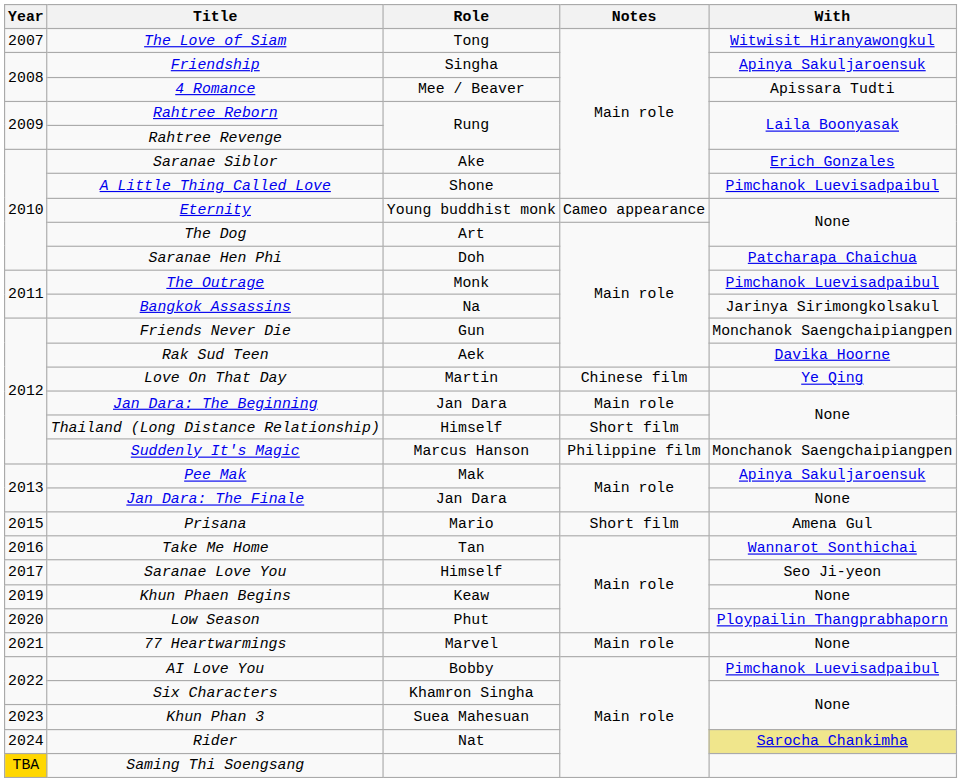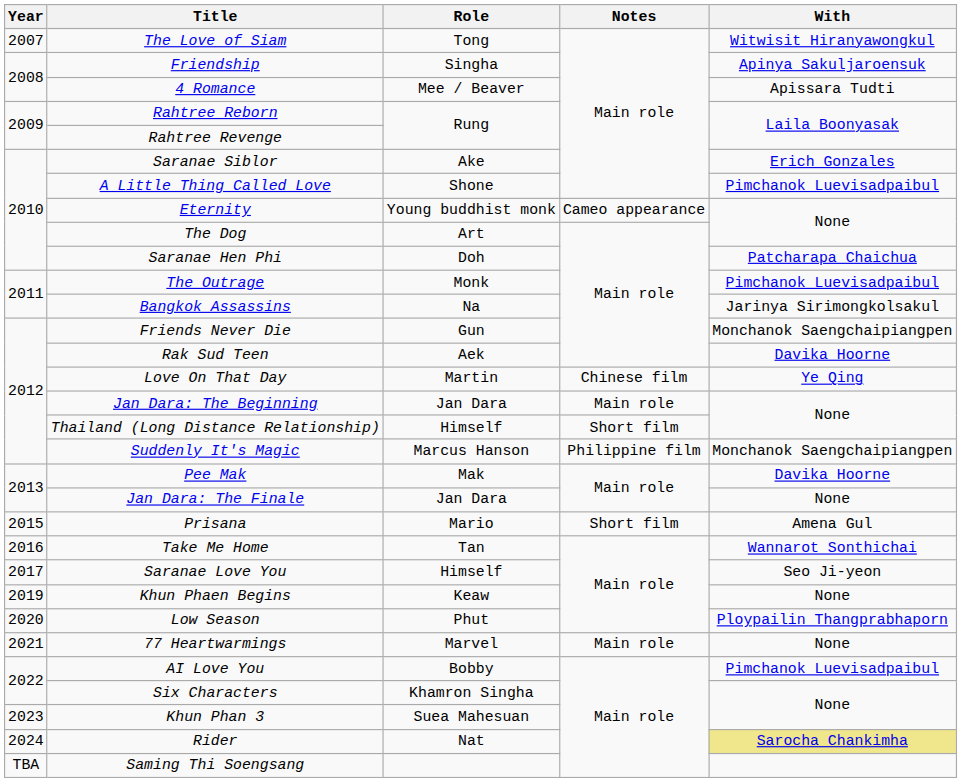(832, 476) Apinya Sakuljaroensuk -> (832, 476) Davika Hoorne
(26, 765) gold background -> (26, 765) no background
